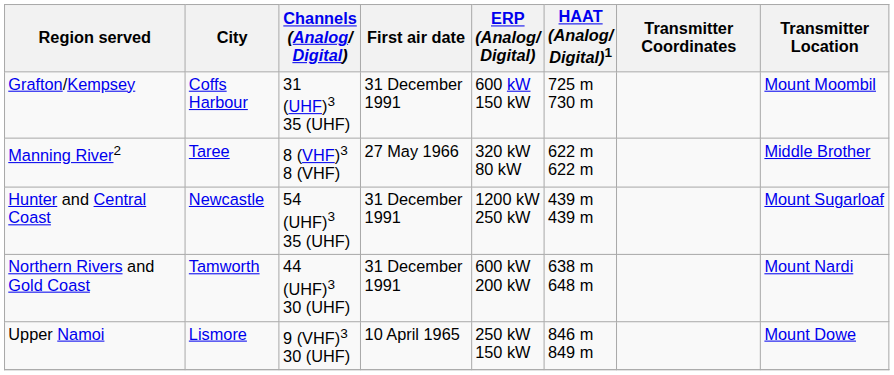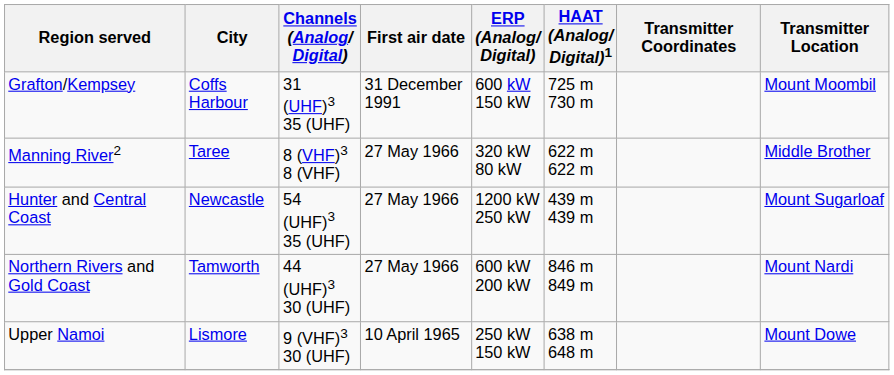(414, 209) 31 December 1991 -> (412, 200) 27 May 1966
(414, 276) 31 December 1991 -> (412, 267) 27 May 1966
(571, 276) 638 m 648 m -> (571, 276) 846 m 849 m
(571, 343) 846 m 849 m -> (571, 343) 638 m 648 m
